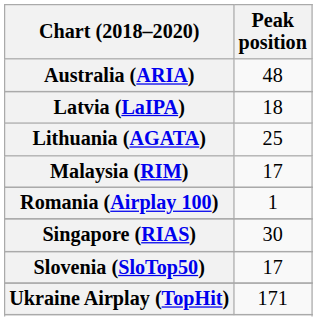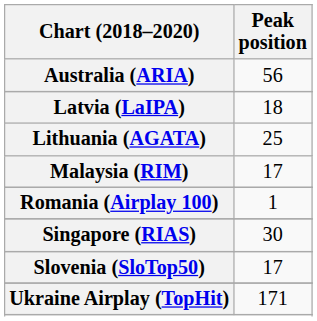(273, 75) 48 -> (273, 75) 56
